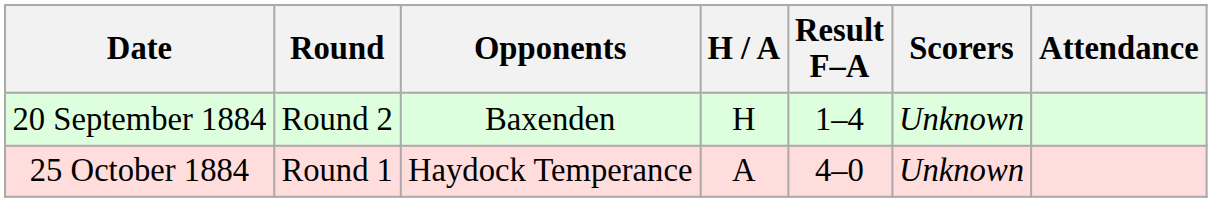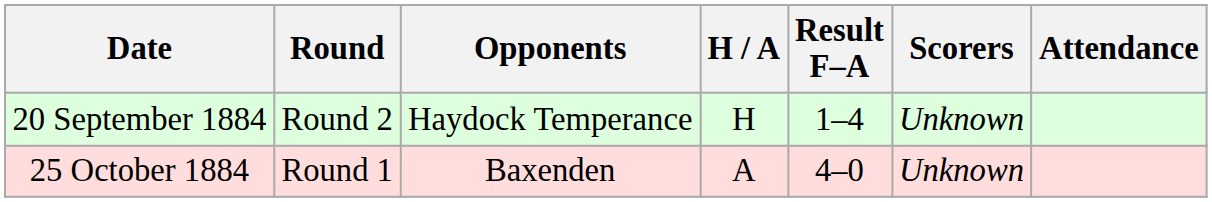(550, 118) Baxenden -> (550, 118) Haydock Temperance
(550, 170) Haydock Temperance -> (550, 170) Baxenden
